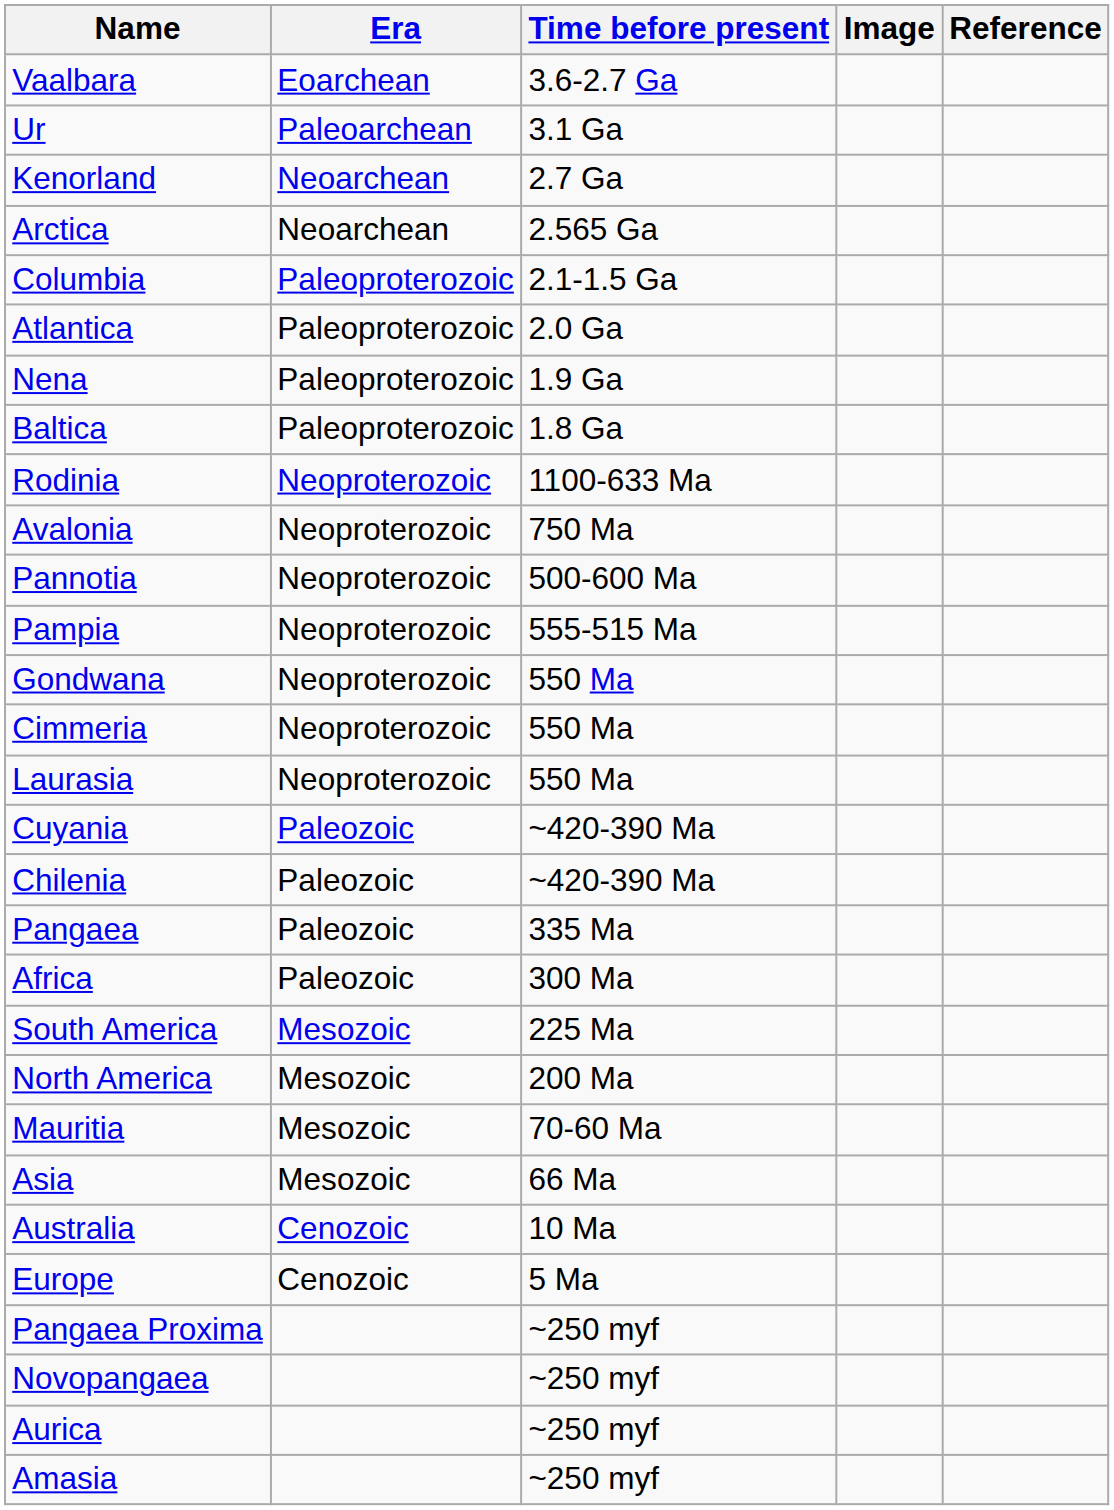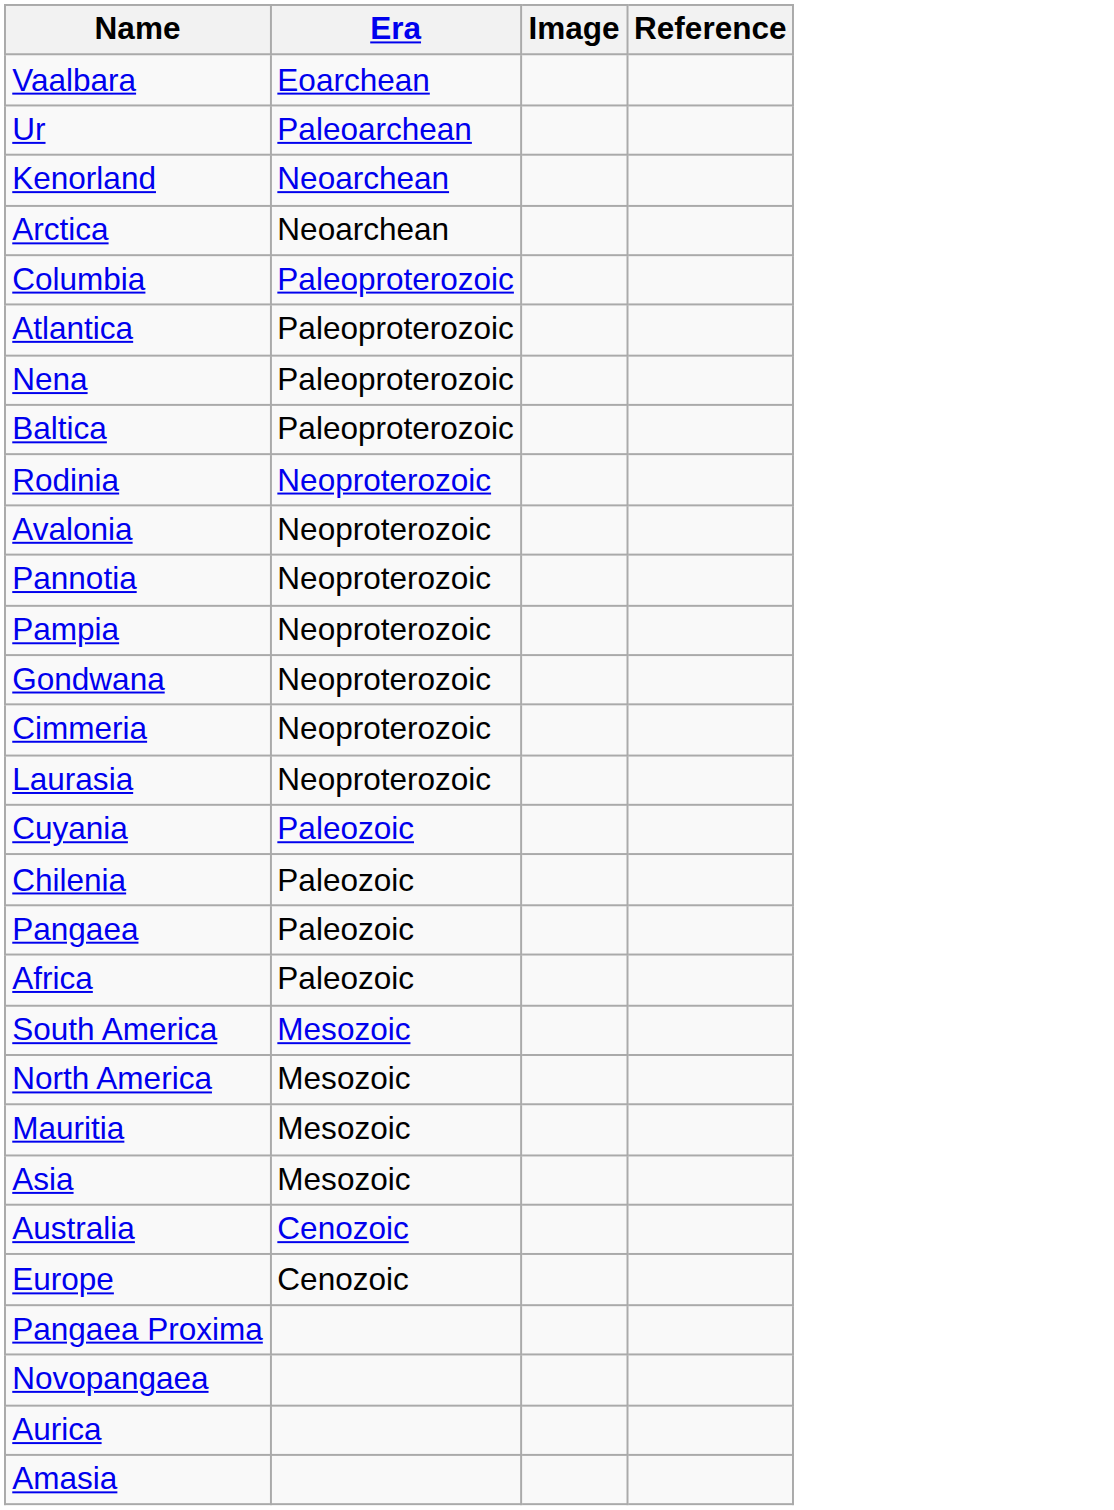- column: (679, 29)
